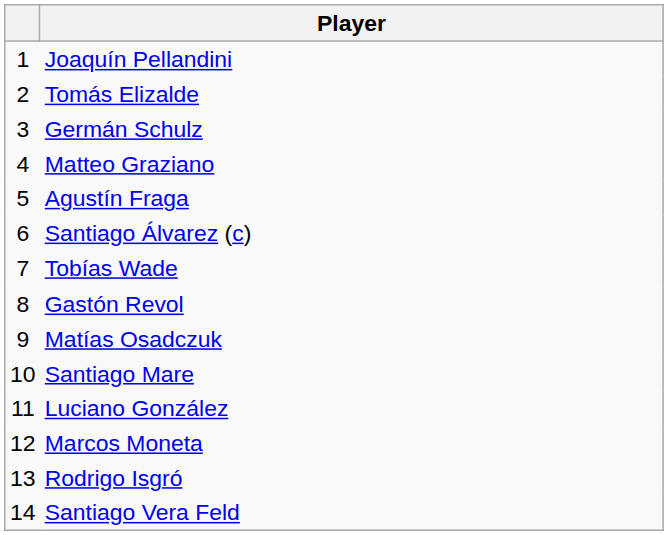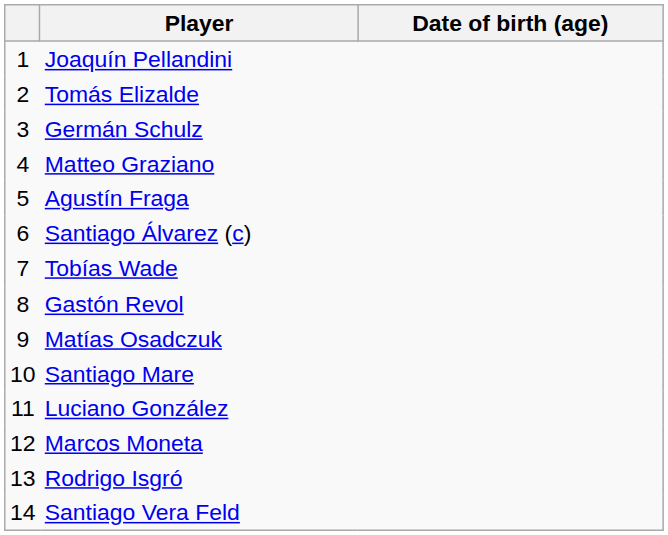+ column: (510, 23)
